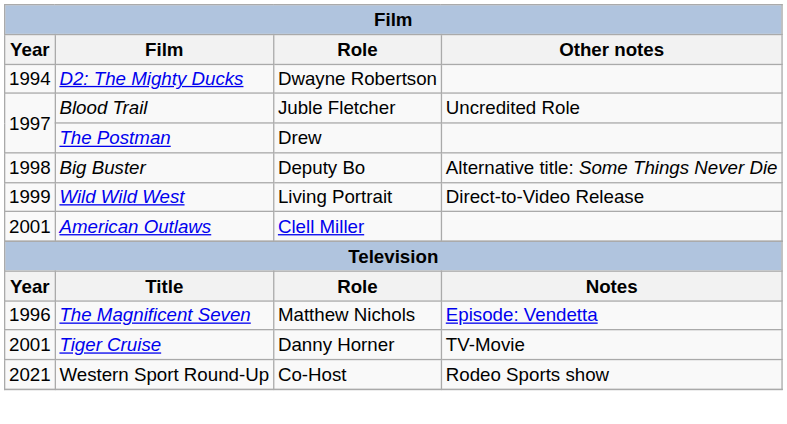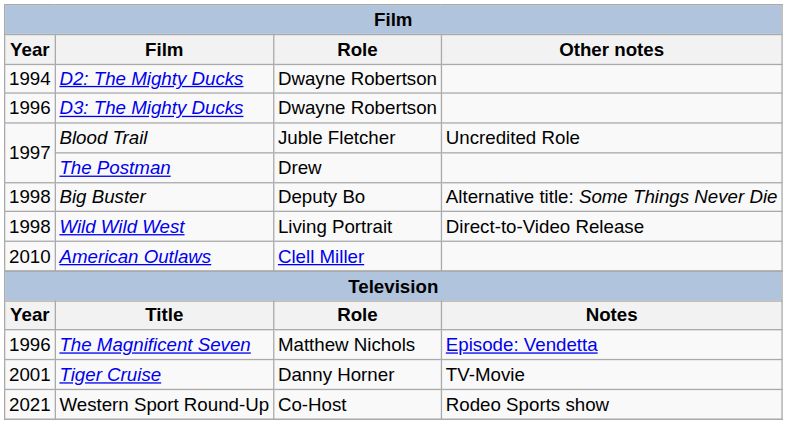+ row: (151, 109)
(30, 197) 1999 -> (30, 227) 1998
(30, 227) 2001 -> (30, 256) 2010
